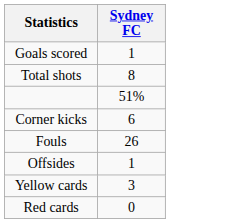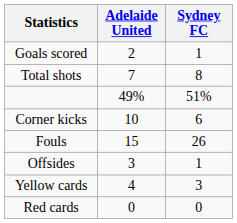+ column: (132, 23)
